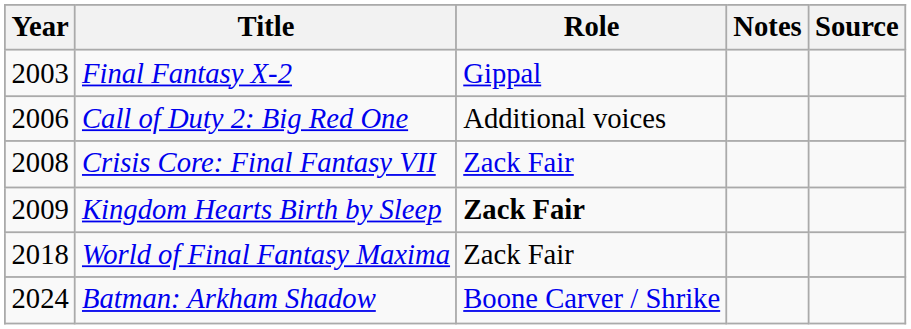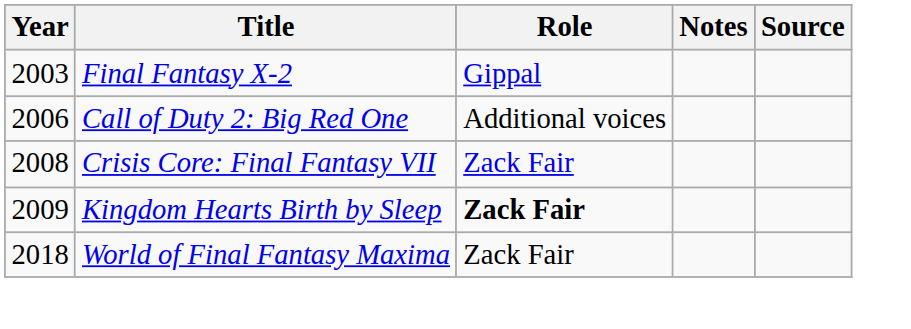- row: (229, 299)
